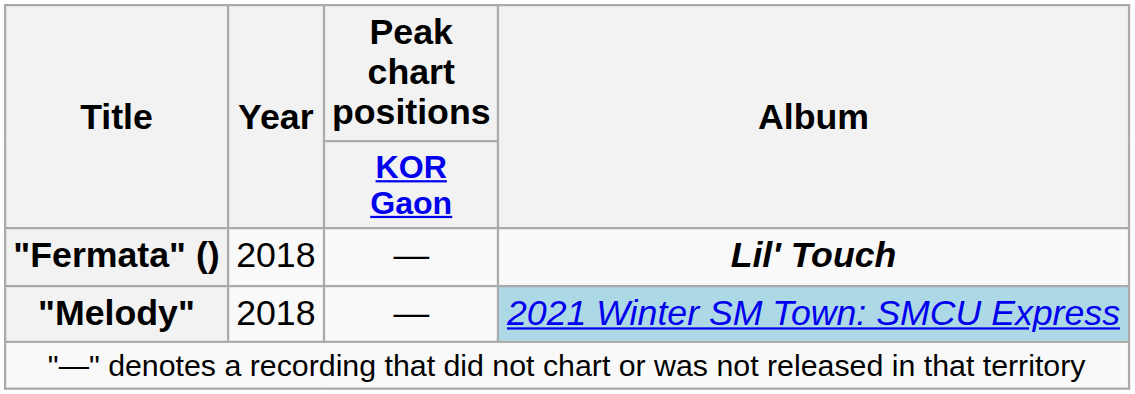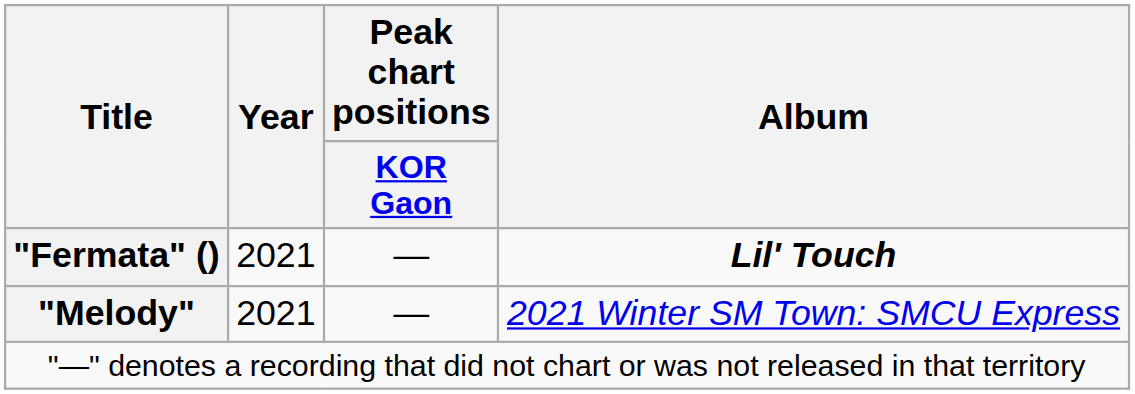(276, 256) 2018 -> (276, 256) 2021
(276, 312) 2018 -> (276, 312) 2021
(814, 312) lightblue background -> (814, 312) no background
